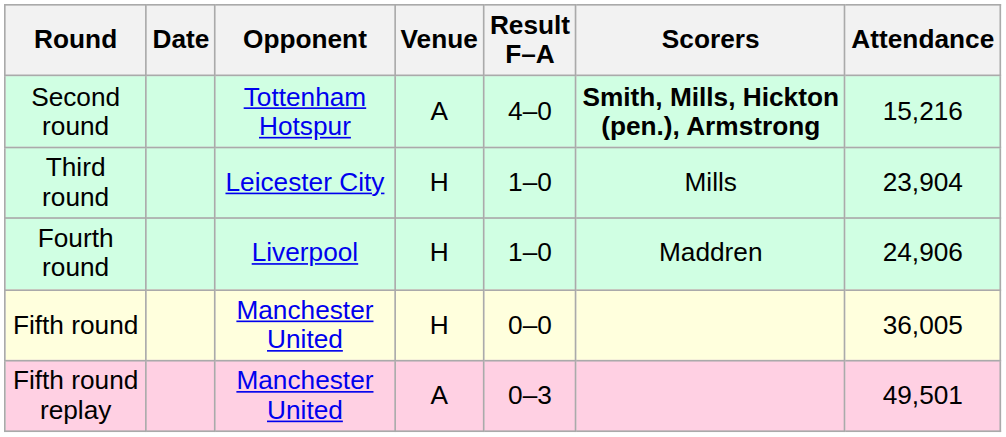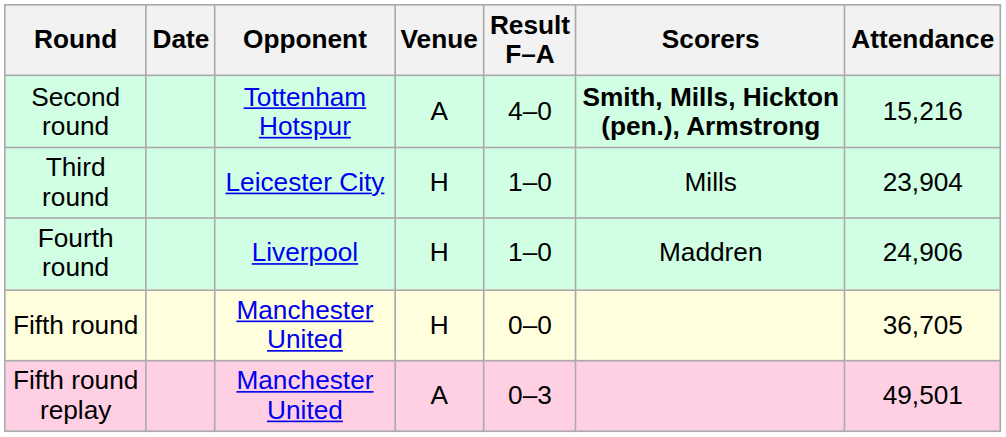(923, 324) 36,005 -> (923, 324) 36,705
